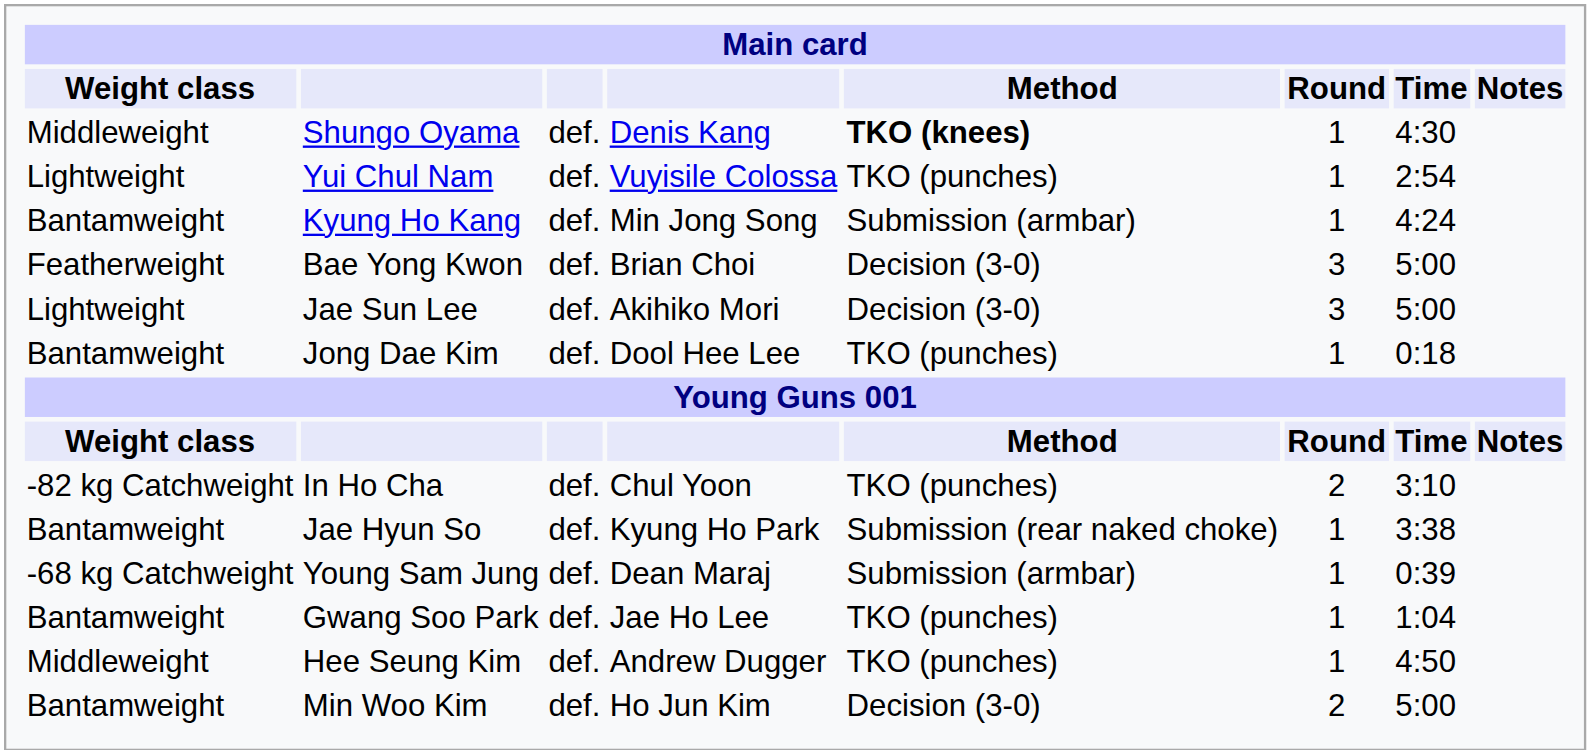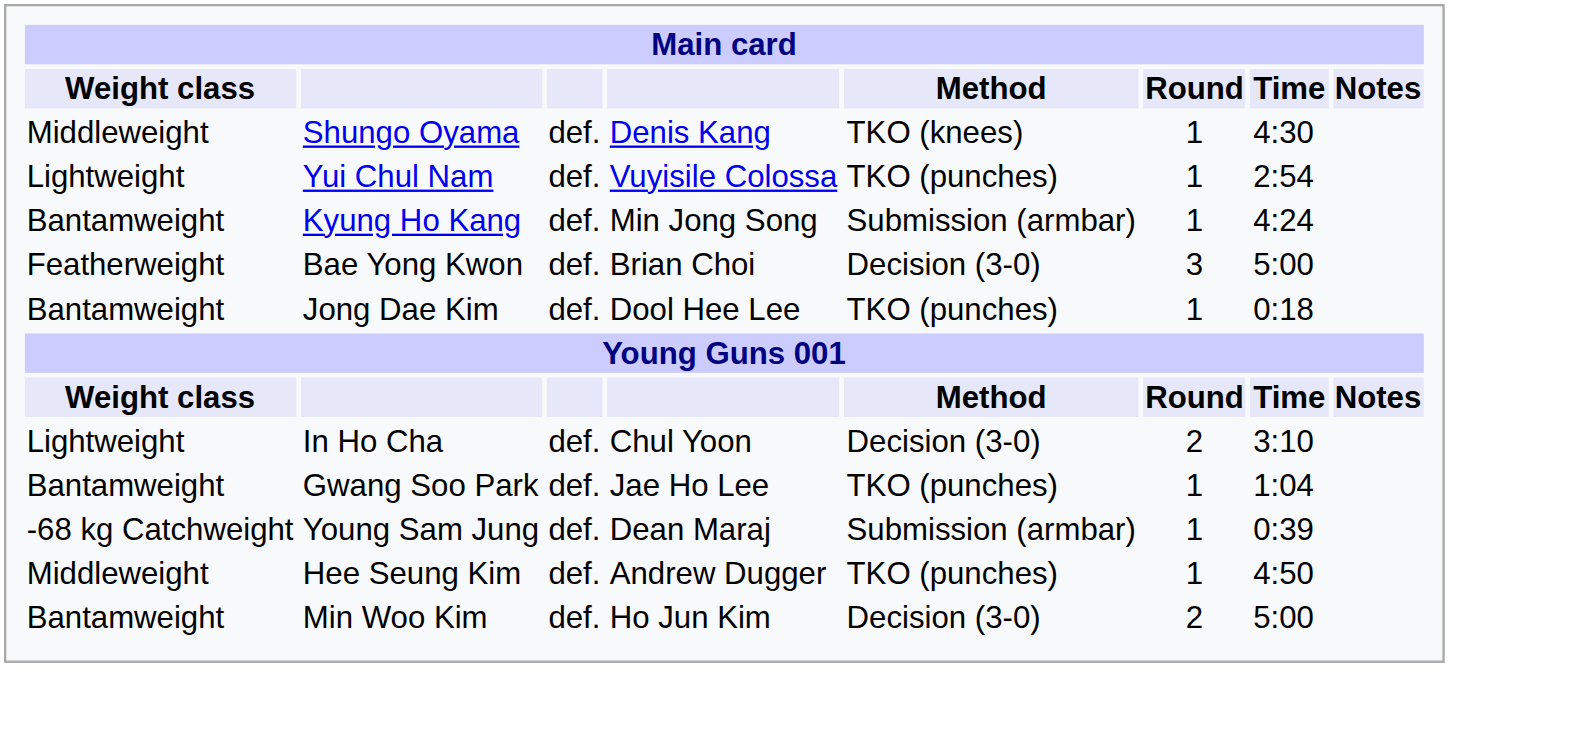(938, 132) bold -> (935, 132) normal
- row: (390, 309)
(160, 485) -82 kg Catchweight -> (106, 441) Lightweight
(952, 485) TKO (punches) -> (944, 441) Decision (3-0)
- row: (392, 529)
rows swapped: (421, 573) <-> (421, 617)
